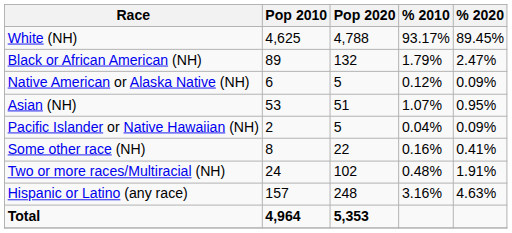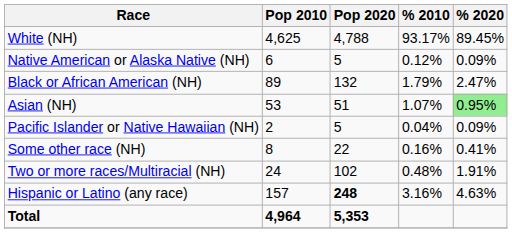rows swapped: (105, 60) <-> (129, 82)
(476, 104) no background -> (476, 104) lightgreen background
(345, 194) normal -> (345, 194) bold
